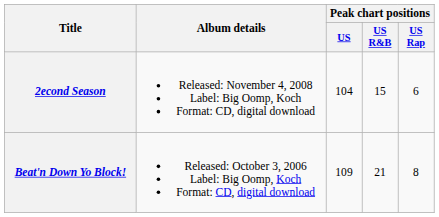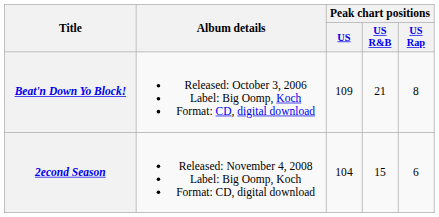rows swapped: (70, 172) <-> (70, 92)
